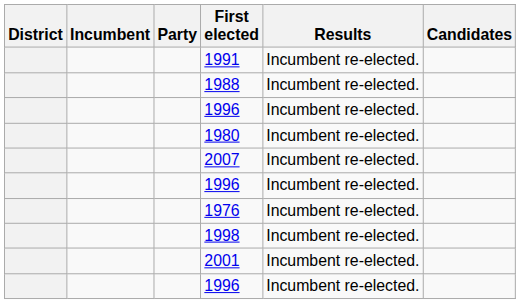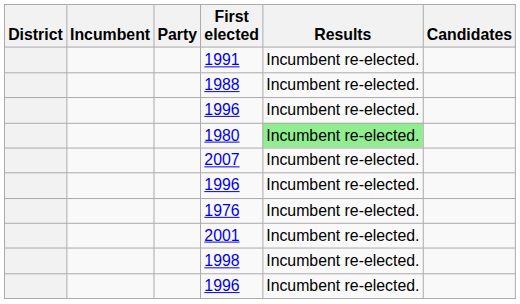(343, 135) no background -> (343, 135) lightgreen background
rows swapped: (35, 236) <-> (35, 261)
